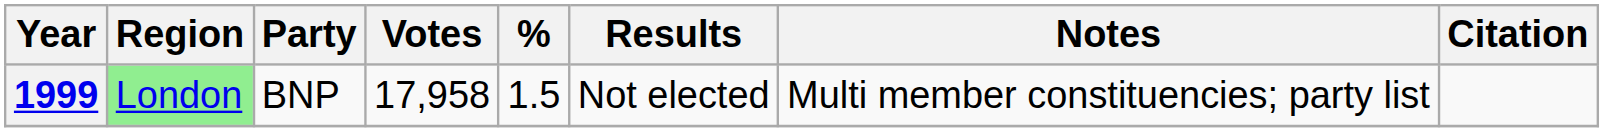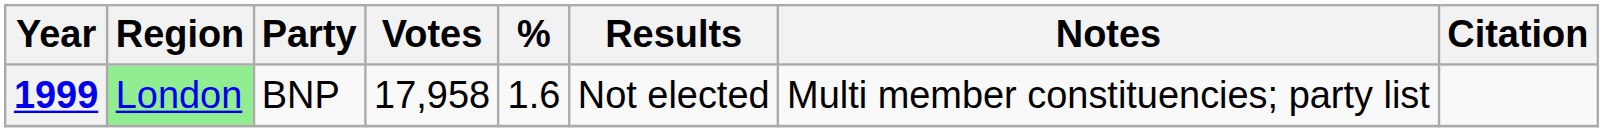(534, 94) 1.5 -> (534, 94) 1.6
